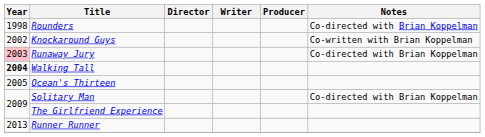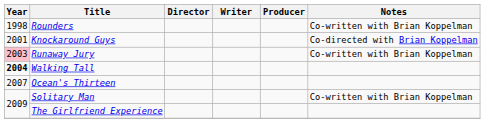(394, 26) Co-directed with Brian Koppelman -> (391, 26) Co-written with Brian Koppelman
(17, 40) 2002 -> (17, 40) 2001
(391, 40) Co-written with Brian Koppelman -> (394, 40) Co-directed with Brian Koppelman
(394, 54) Co-directed with Brian Koppelman -> (391, 54) Co-written with Brian Koppelman
(17, 82) 2005 -> (17, 82) 2007
(394, 97) Co-directed with Brian Koppelman -> (391, 97) Co-written with Brian Koppelman
- row: (66, 125)
